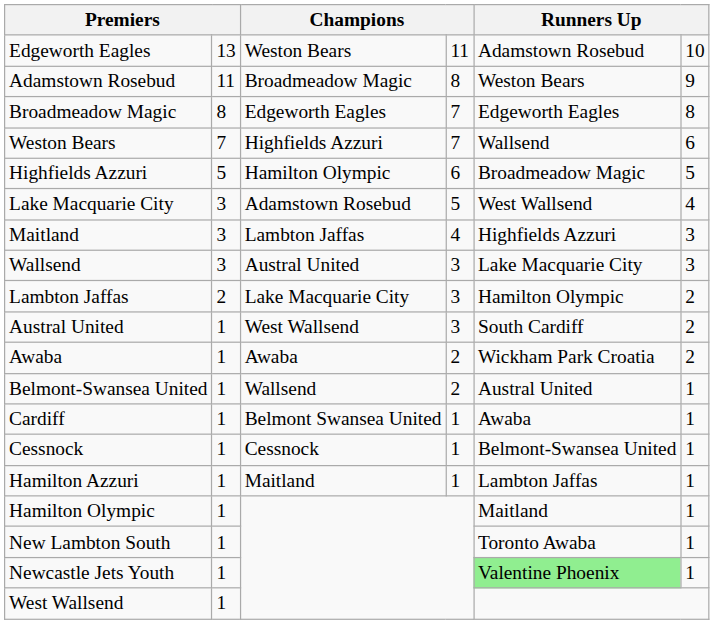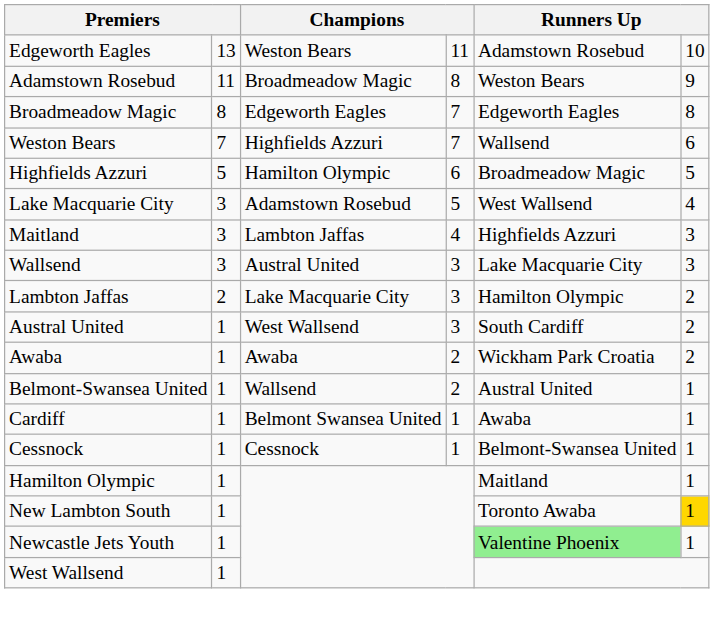- row: (74, 480)
(690, 541) no background -> (690, 511) gold background
